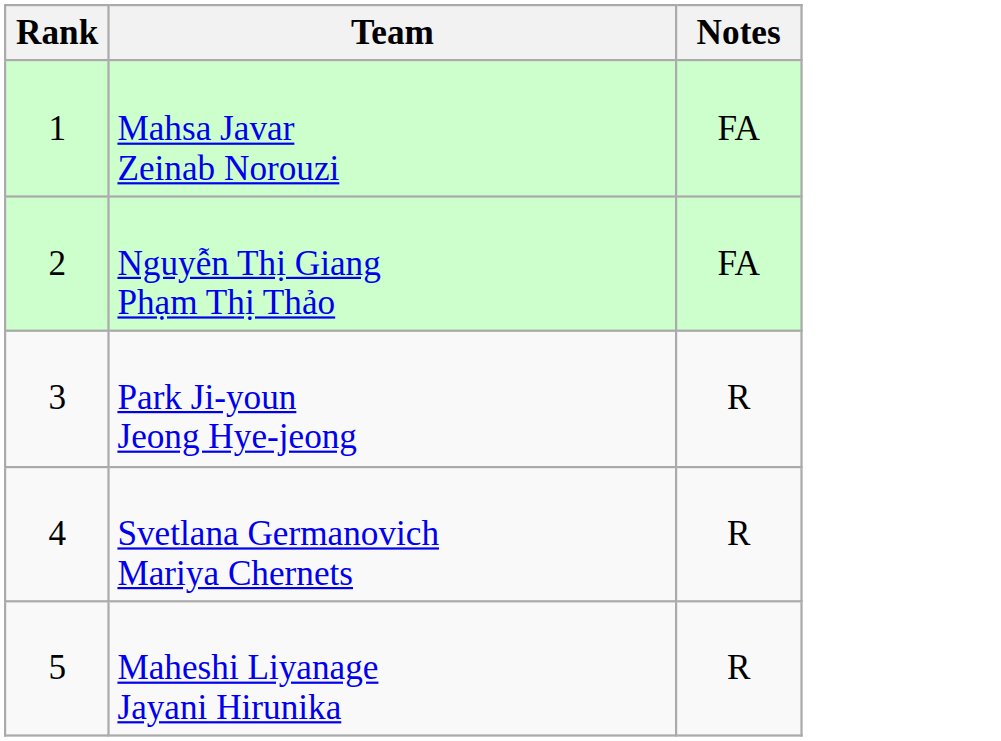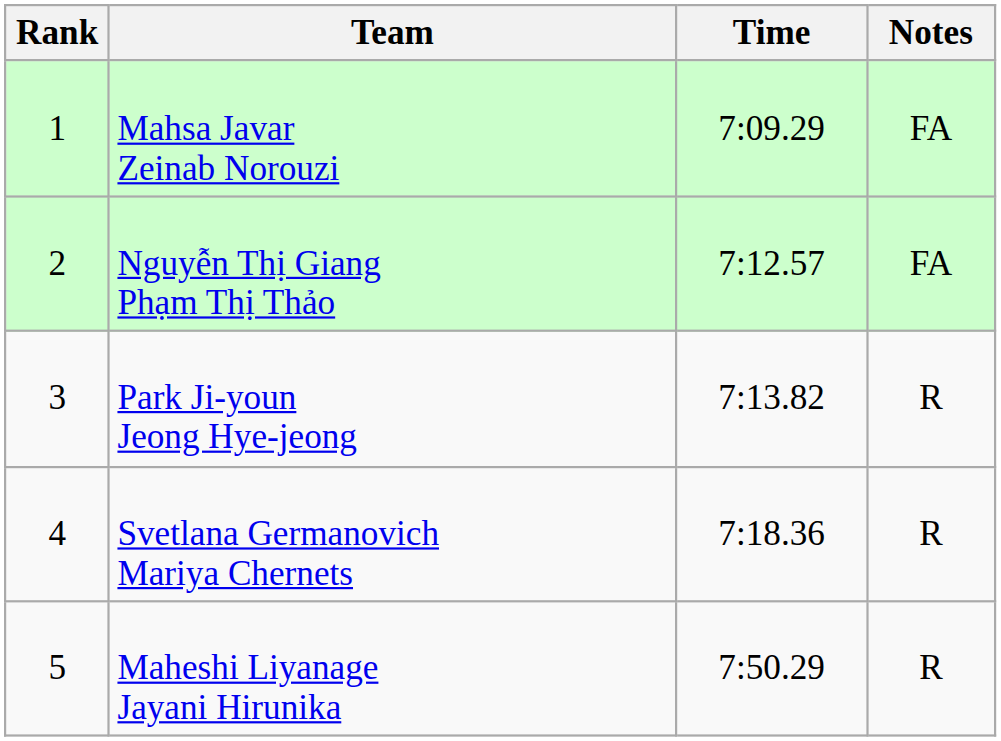+ column: (772, 32)
